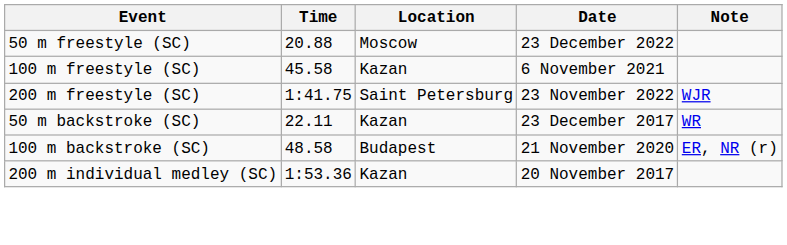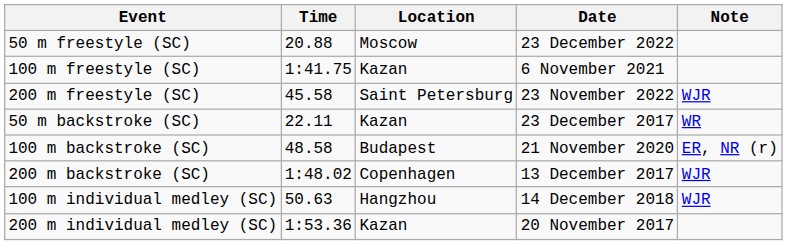(309, 70) 45.58 -> (318, 70) 1:41.75
(318, 96) 1:41.75 -> (309, 96) 45.58
+ row: (109, 174)
+ row: (143, 200)
